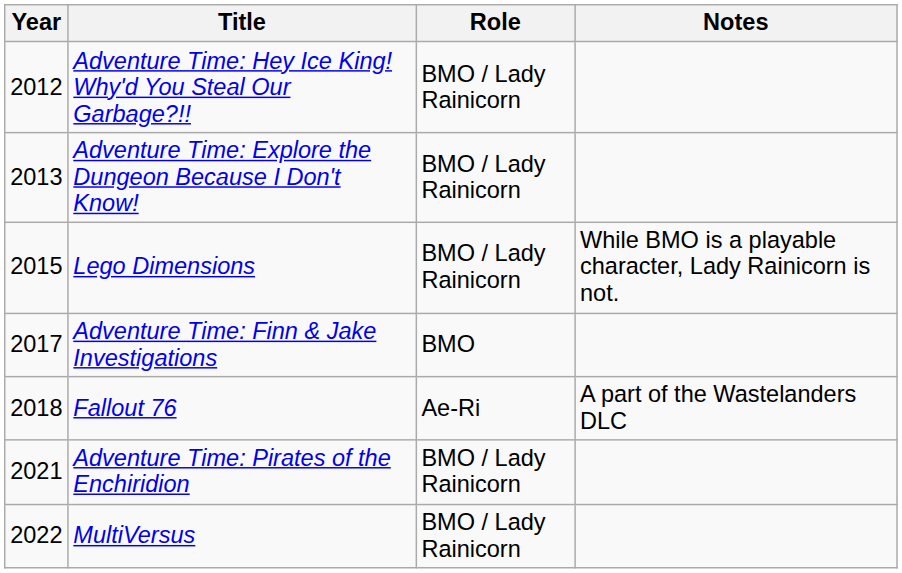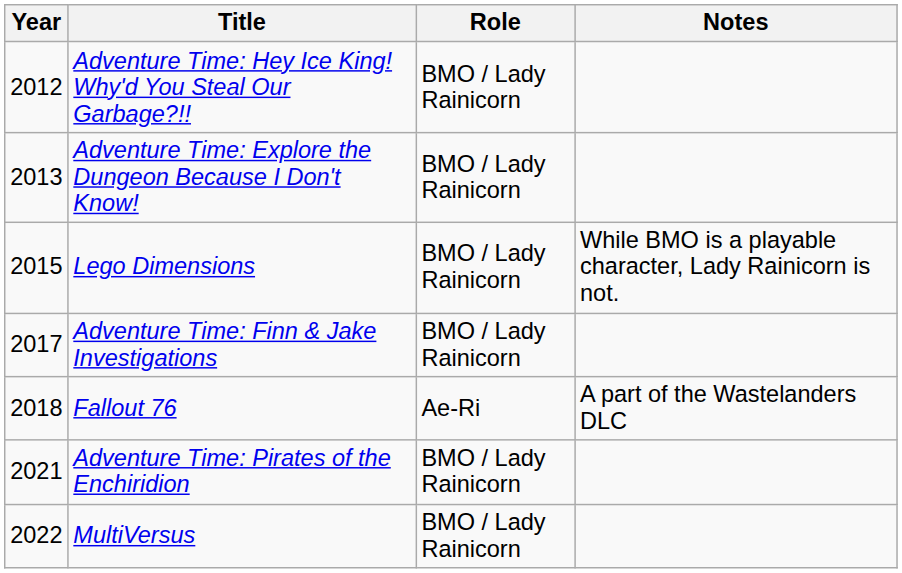(448, 344) BMO -> (484, 344) BMO / Lady Rainicorn
